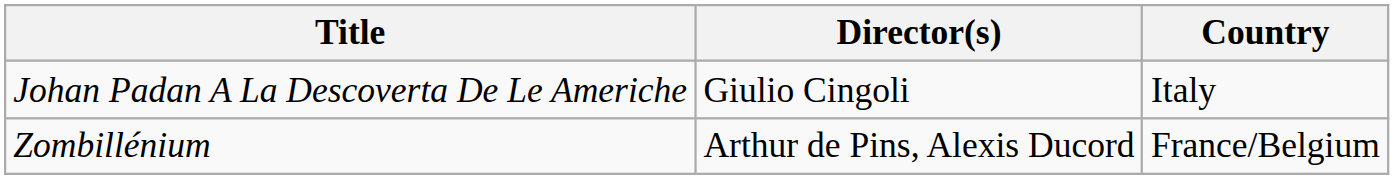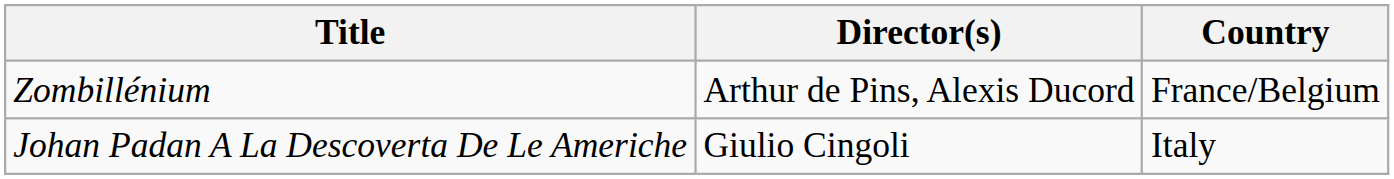rows swapped: (350, 88) <-> (112, 145)
